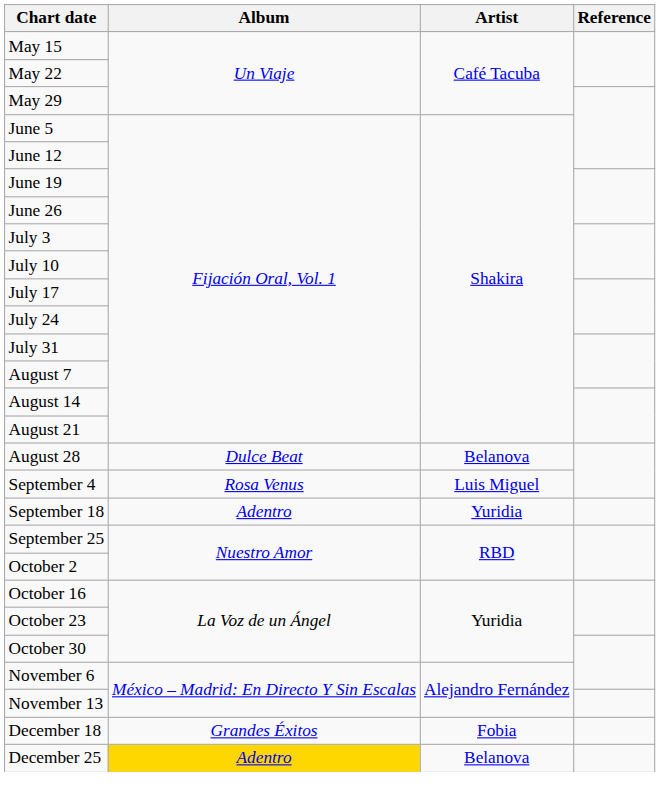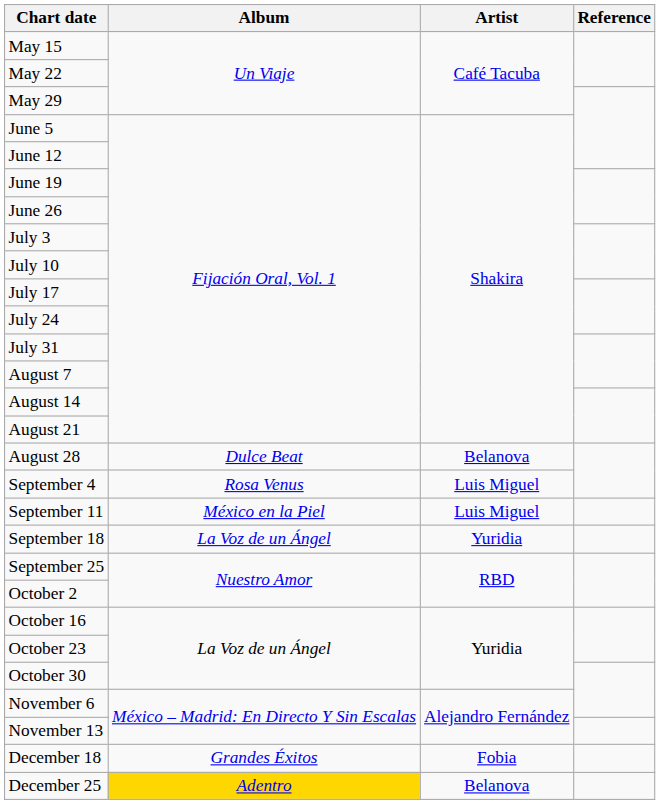+ row: (56, 511)
(264, 511) Adentro -> (264, 538) La Voz de un Ángel
